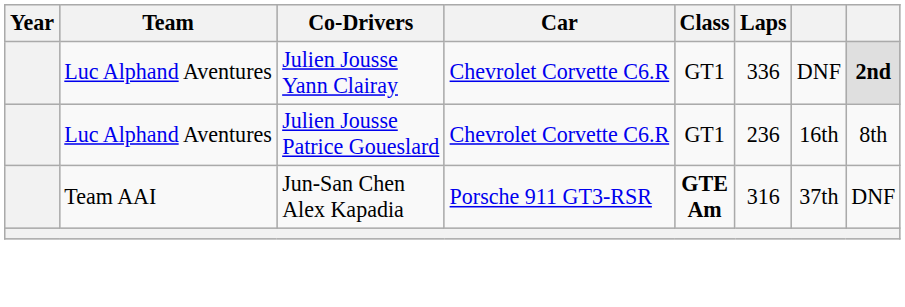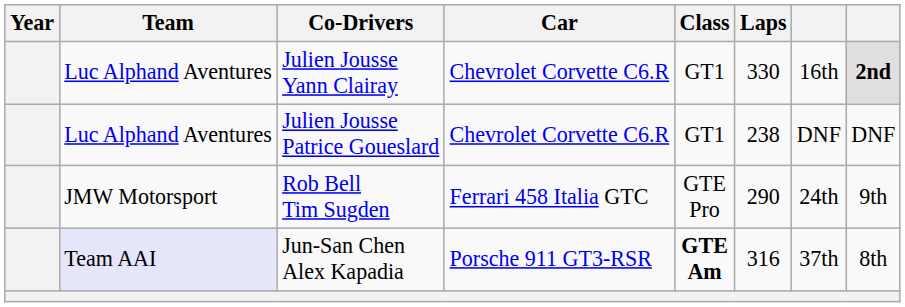(763, 72) 336 -> (763, 72) 330
(819, 72) DNF -> (819, 72) 16th
(763, 134) 236 -> (763, 134) 238
(819, 134) 16th -> (819, 134) DNF
(873, 134) 8th -> (873, 134) DNF
+ row: (336, 197)
(110, 197) no background -> (110, 259) lavender background
(873, 197) DNF -> (873, 259) 8th
